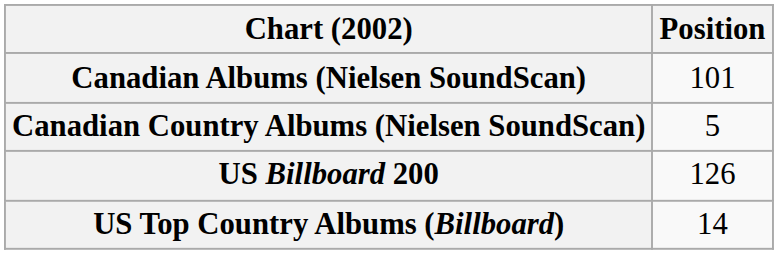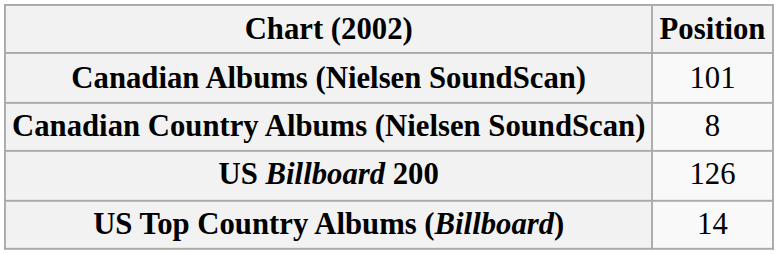(712, 126) 5 -> (712, 126) 8
